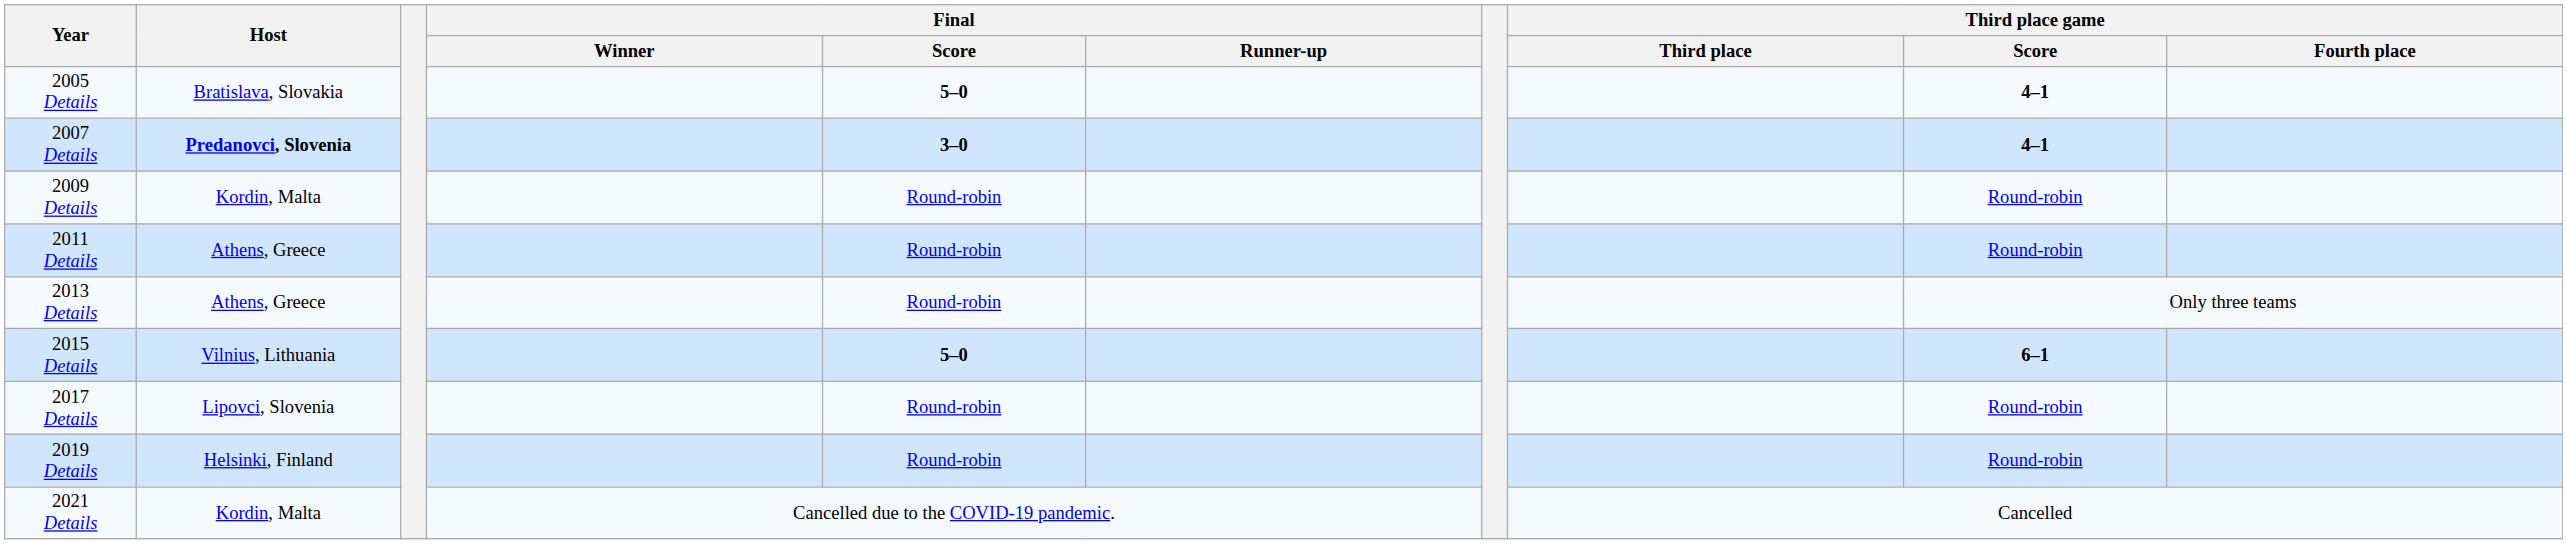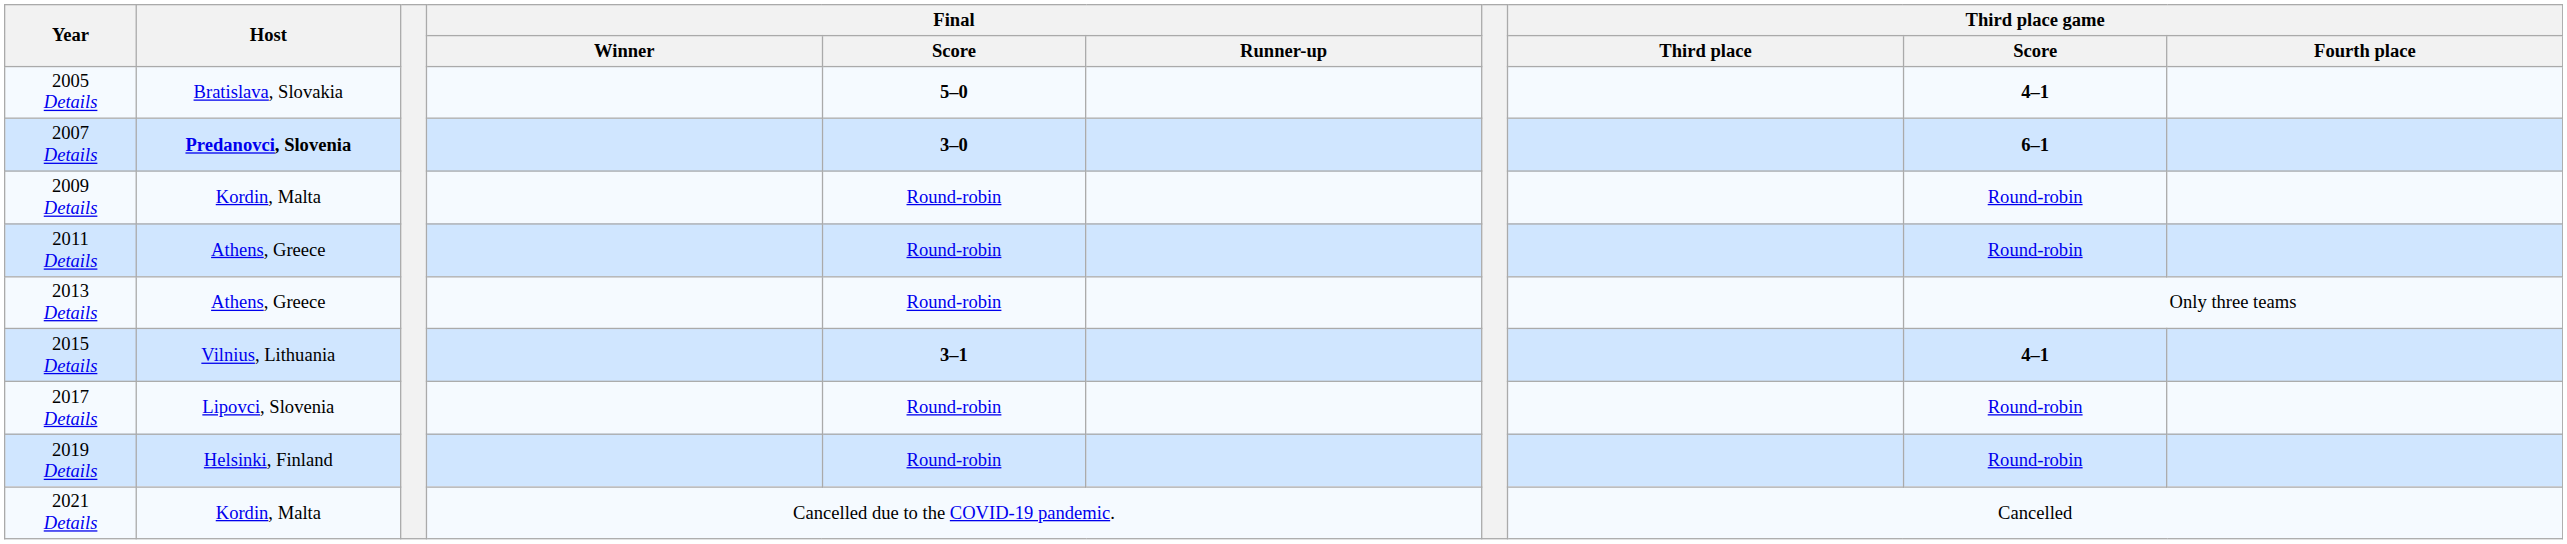(2035, 145) 4–1 -> (2035, 145) 6–1
(954, 355) 5–0 -> (954, 355) 3–1
(2035, 355) 6–1 -> (2035, 355) 4–1
